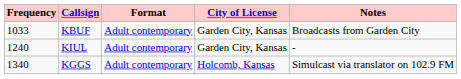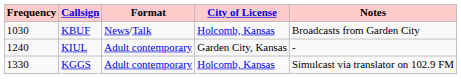(18, 30) 1033 -> (18, 30) 1030
(148, 30) Adult contemporary -> (128, 30) News/Talk
(242, 30) Garden City, Kansas -> (236, 30) Holcomb, Kansas
(18, 64) 1340 -> (18, 64) 1330
